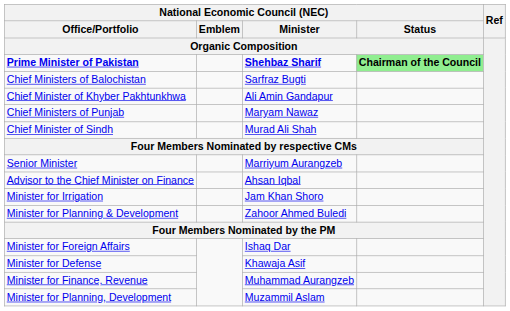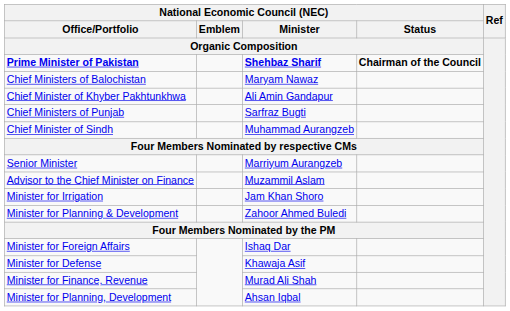(420, 63) lightgreen background -> (420, 63) no background
(275, 79) Sarfraz Bugti -> (281, 79) Maryam Nawaz
(281, 113) Maryam Nawaz -> (275, 113) Sarfraz Bugti
(281, 130) Murad Ali Shah -> (299, 130) Muhammad Aurangzeb
(273, 180) Ahsan Iqbal -> (285, 180) Muzammil Aslam
(299, 280) Muhammad Aurangzeb -> (281, 280) Murad Ali Shah
(285, 297) Muzammil Aslam -> (273, 297) Ahsan Iqbal
